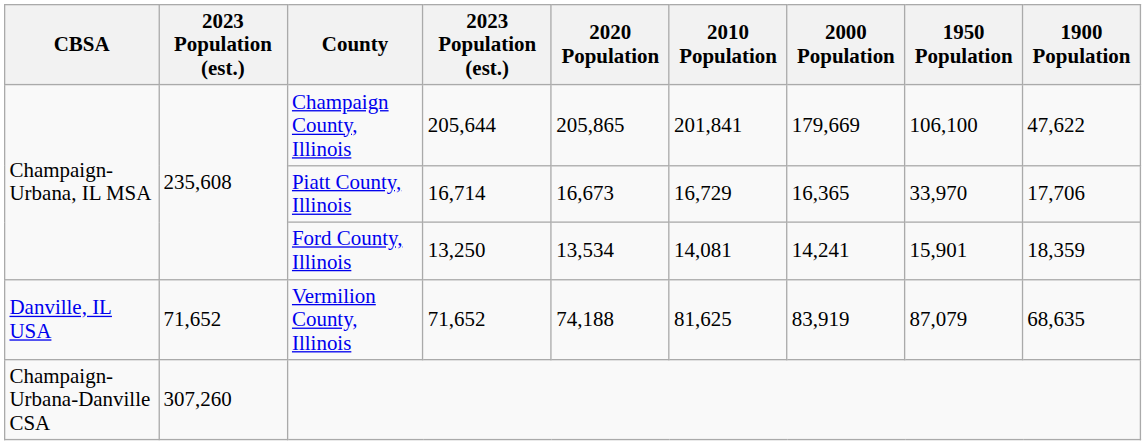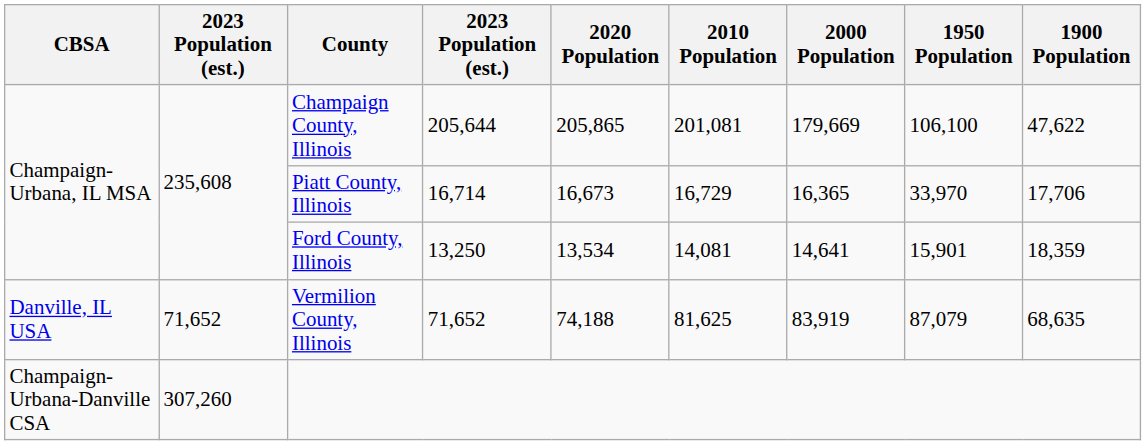(708, 125) 201,841 -> (708, 125) 201,081
(821, 250) 14,241 -> (821, 250) 14,641
